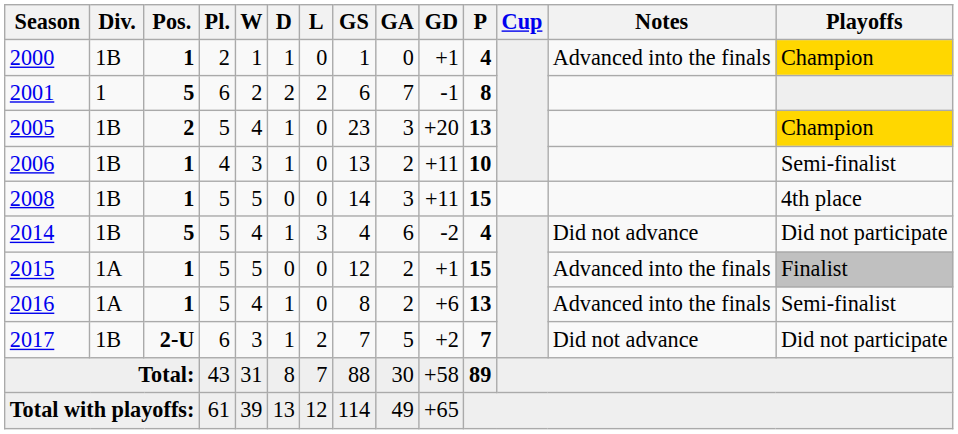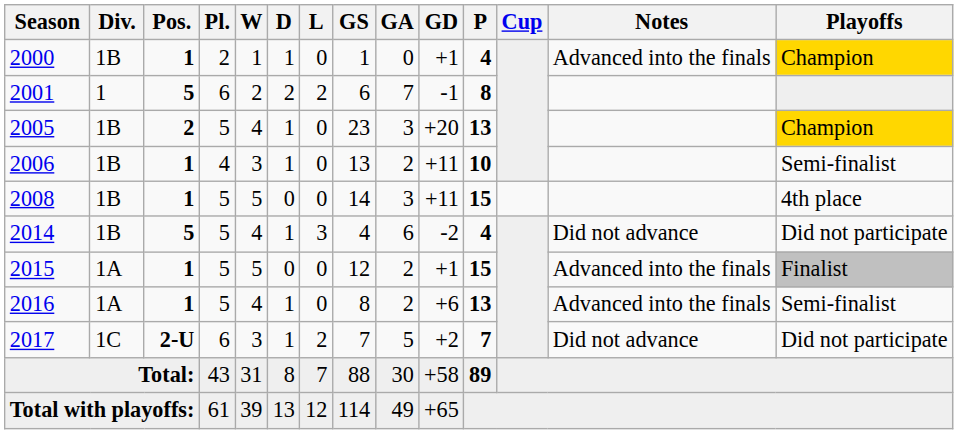(108, 339) 1B -> (108, 339) 1C
